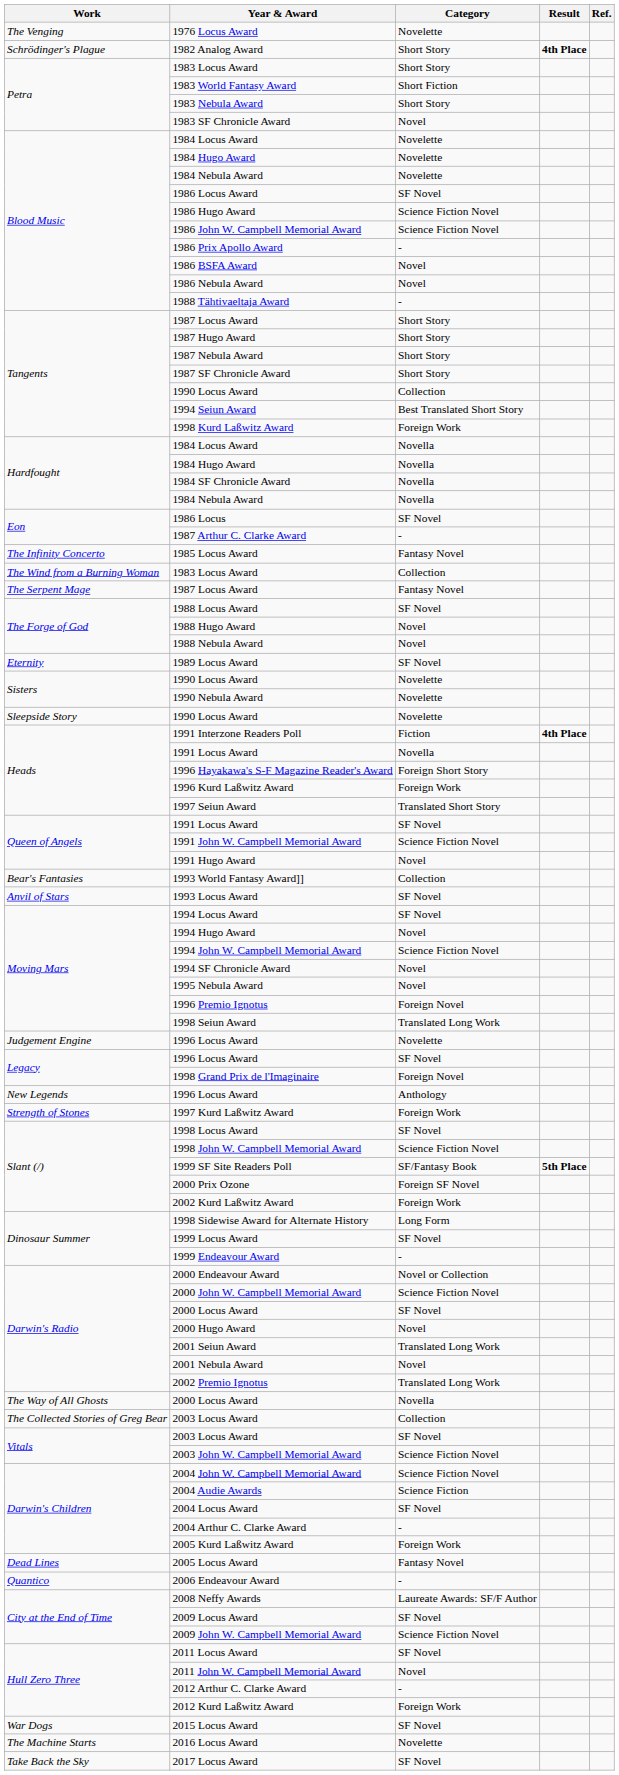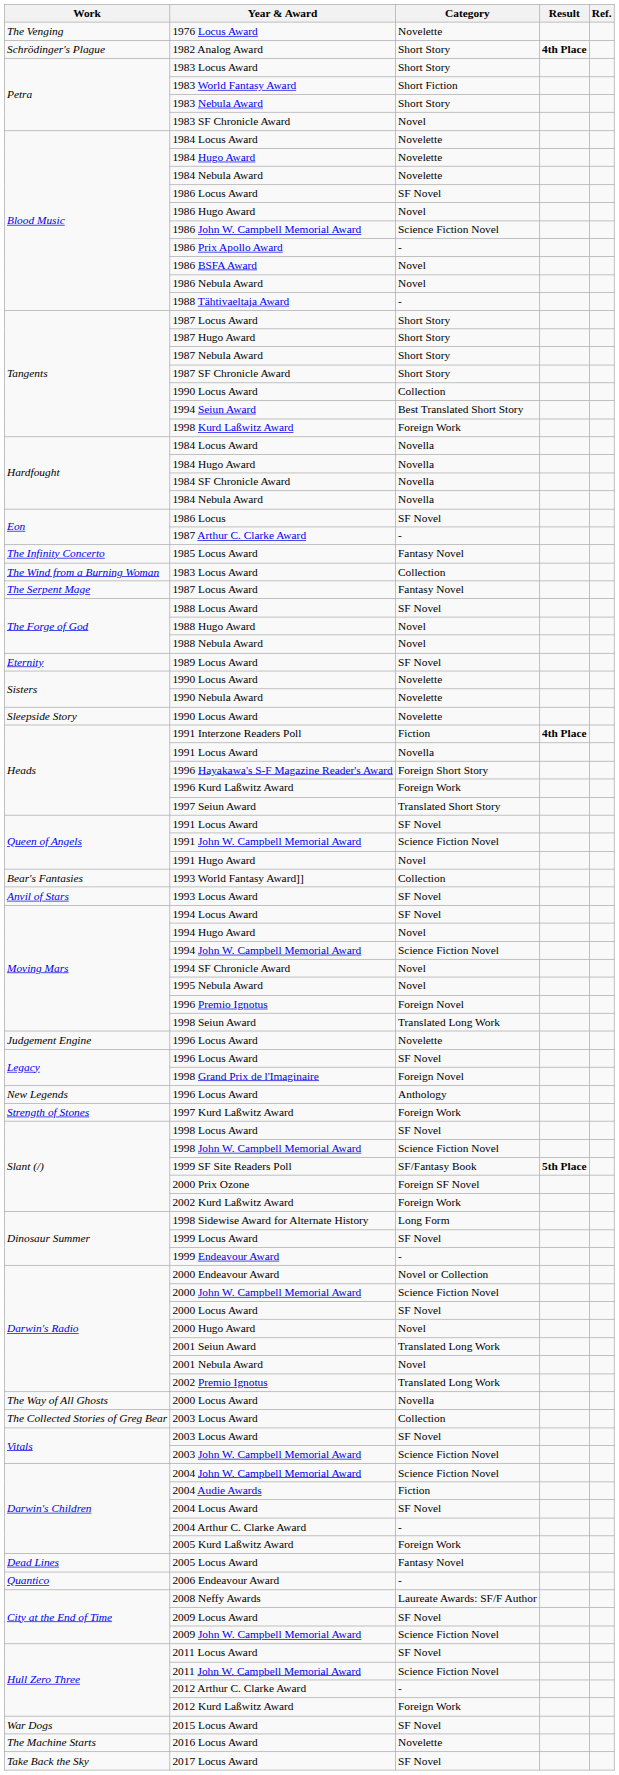(449, 211) Science Fiction Novel -> (412, 211) Novel
(433, 1490) Science Fiction -> (414, 1490) Fiction
(412, 1671) Novel -> (449, 1671) Science Fiction Novel
